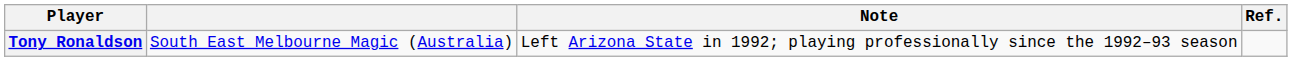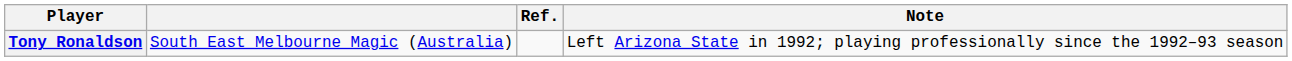columns swapped: (879, 18) <-> (1264, 18)
